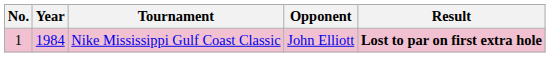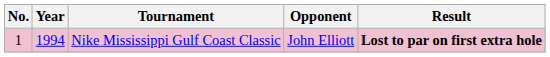(50, 40) 1984 -> (50, 40) 1994
